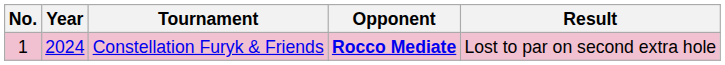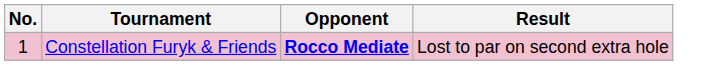- column: (65, 19)
